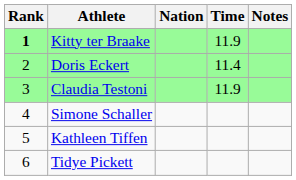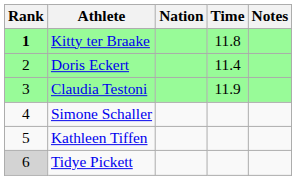(228, 41) 11.9 -> (228, 41) 11.8
(26, 162) no background -> (26, 162) lightgrey background
